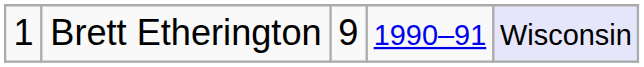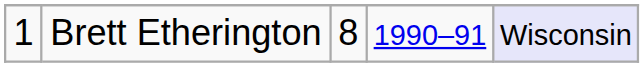(348, 33) 9 -> (348, 33) 8
